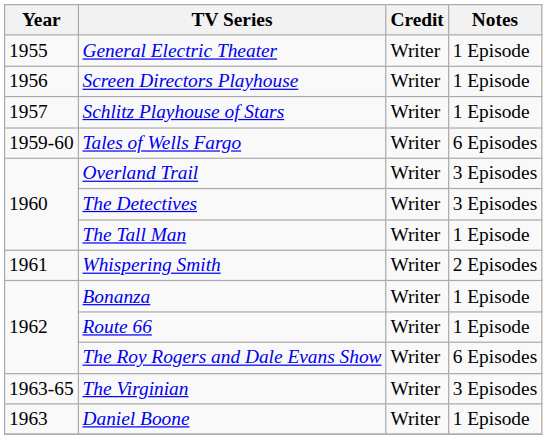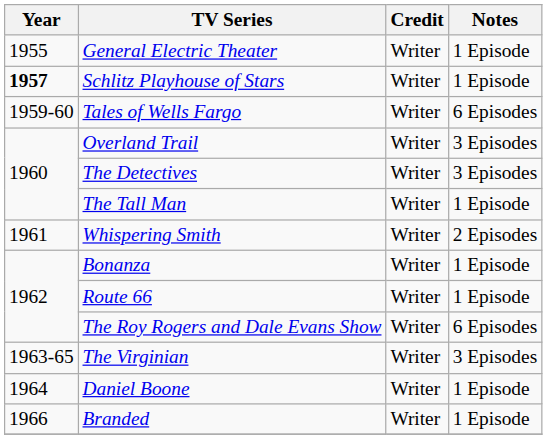- row: (190, 81)
(28, 111) normal -> (28, 81) bold
(28, 419) 1963 -> (28, 388) 1964
+ row: (116, 419)
